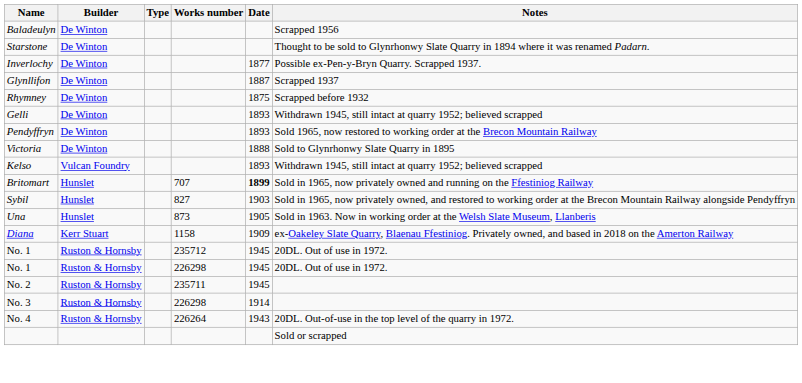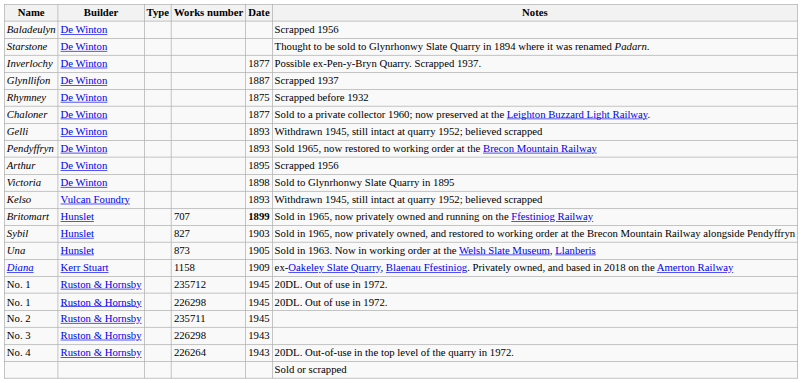+ row: (27, 115)
+ row: (21, 166)
(259, 149) 1888 -> (259, 183) 1898
(259, 302) 1914 -> (259, 336) 1943
